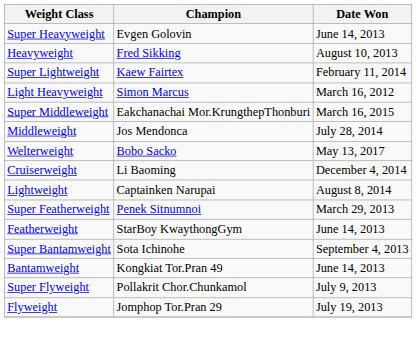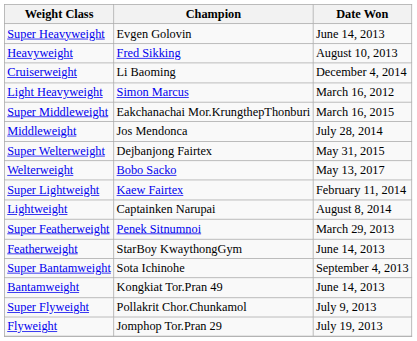rows swapped: (42, 170) <-> (53, 72)
+ row: (56, 151)
